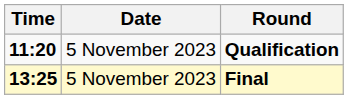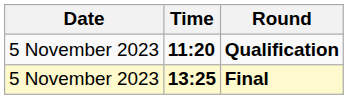columns swapped: (141, 19) <-> (33, 19)
